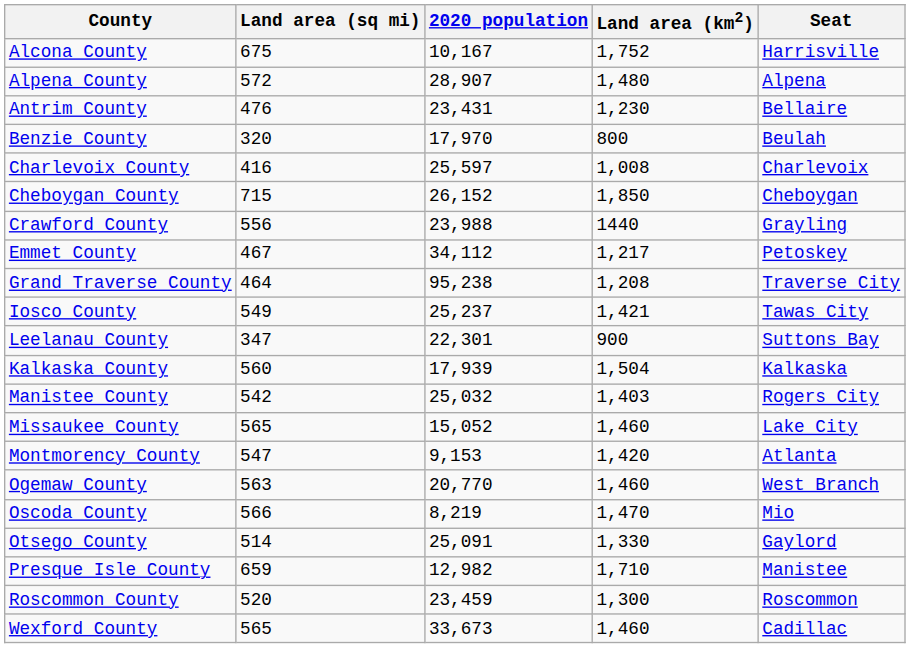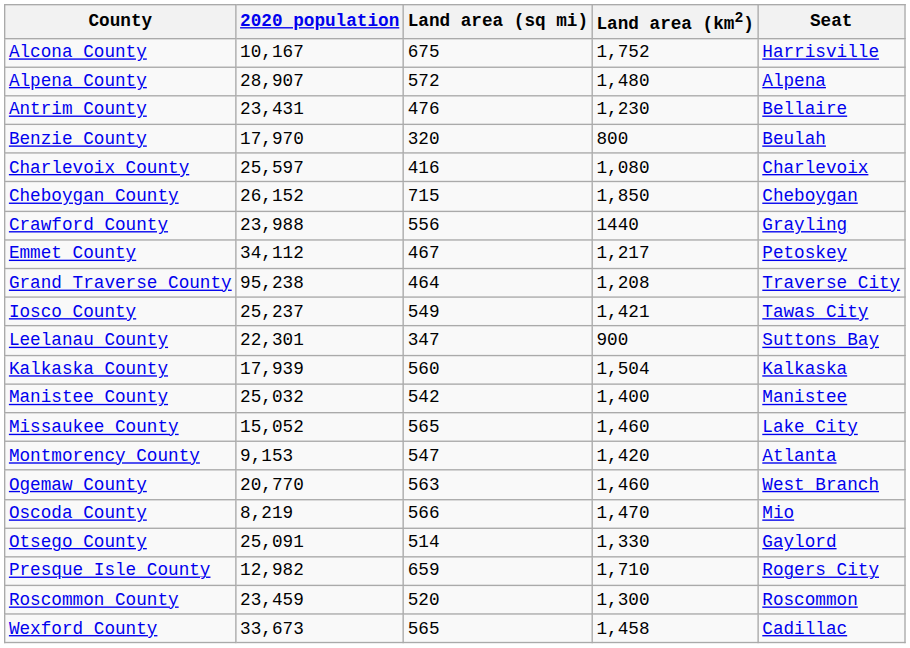columns swapped: (508, 21) <-> (330, 21)
(623, 168) 1,008 -> (623, 168) 1,080
(623, 398) 1,403 -> (623, 398) 1,400
(821, 398) Rogers City -> (805, 398) Manistee
(805, 571) Manistee -> (821, 571) Rogers City
(623, 629) 1,460 -> (623, 629) 1,458
